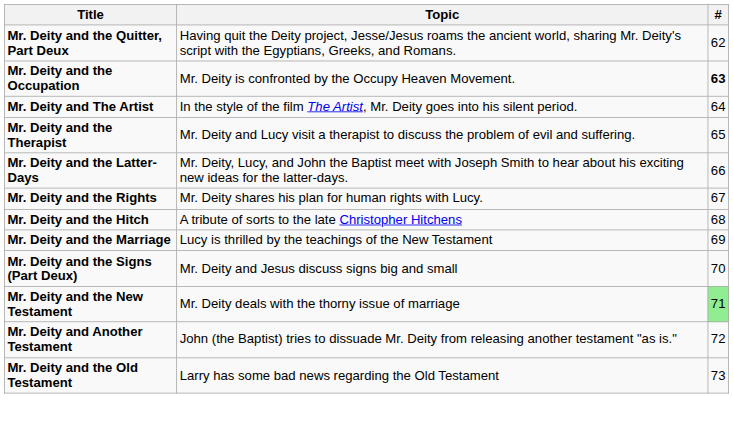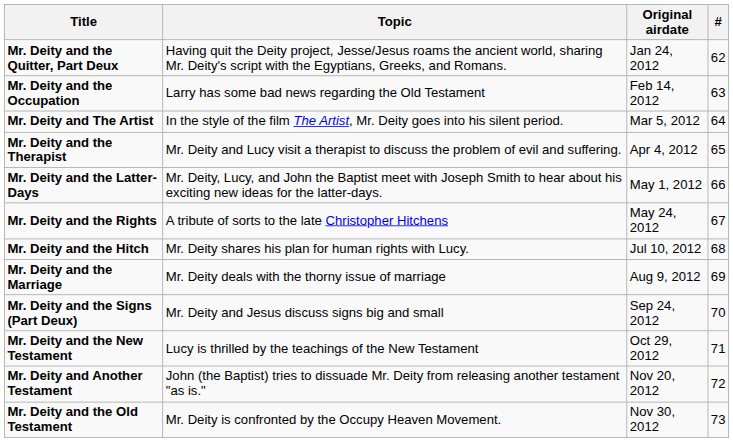+ column: (667, 22)
(347, 78) Mr. Deity is confronted by the Occupy Heaven Movement. -> (325, 93) Larry has some bad news regarding the Old Testament
(718, 78) bold -> (718, 93) normal
(331, 198) Mr. Deity shares his plan for human rights with Lucy. -> (307, 220) A tribute of sorts to the late Christopher Hitchens
(321, 219) A tribute of sorts to the late Christopher Hitchens -> (317, 249) Mr. Deity shares his plan for human rights with Lucy.
(336, 240) Lucy is thrilled by the teachings of the New Testament -> (306, 277) Mr. Deity deals with the thorny issue of marriage
(320, 304) Mr. Deity deals with the thorny issue of marriage -> (322, 348) Lucy is thrilled by the teachings of the New Testament
(718, 304) lightgreen background -> (718, 348) no background
(339, 375) Larry has some bad news regarding the Old Testament -> (334, 419) Mr. Deity is confronted by the Occupy Heaven Movement.
